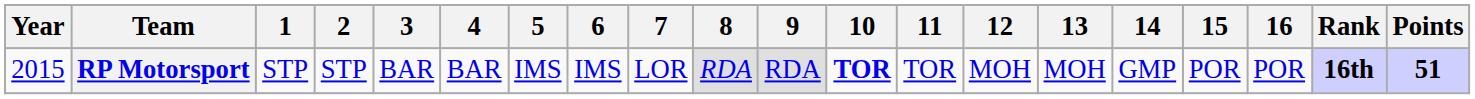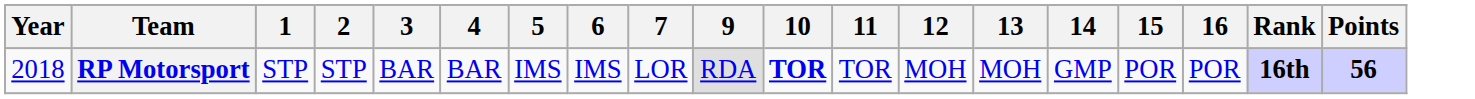- column: (726, 26)
(38, 70) 2015 -> (38, 70) 2018
(1428, 70) 51 -> (1364, 70) 56
